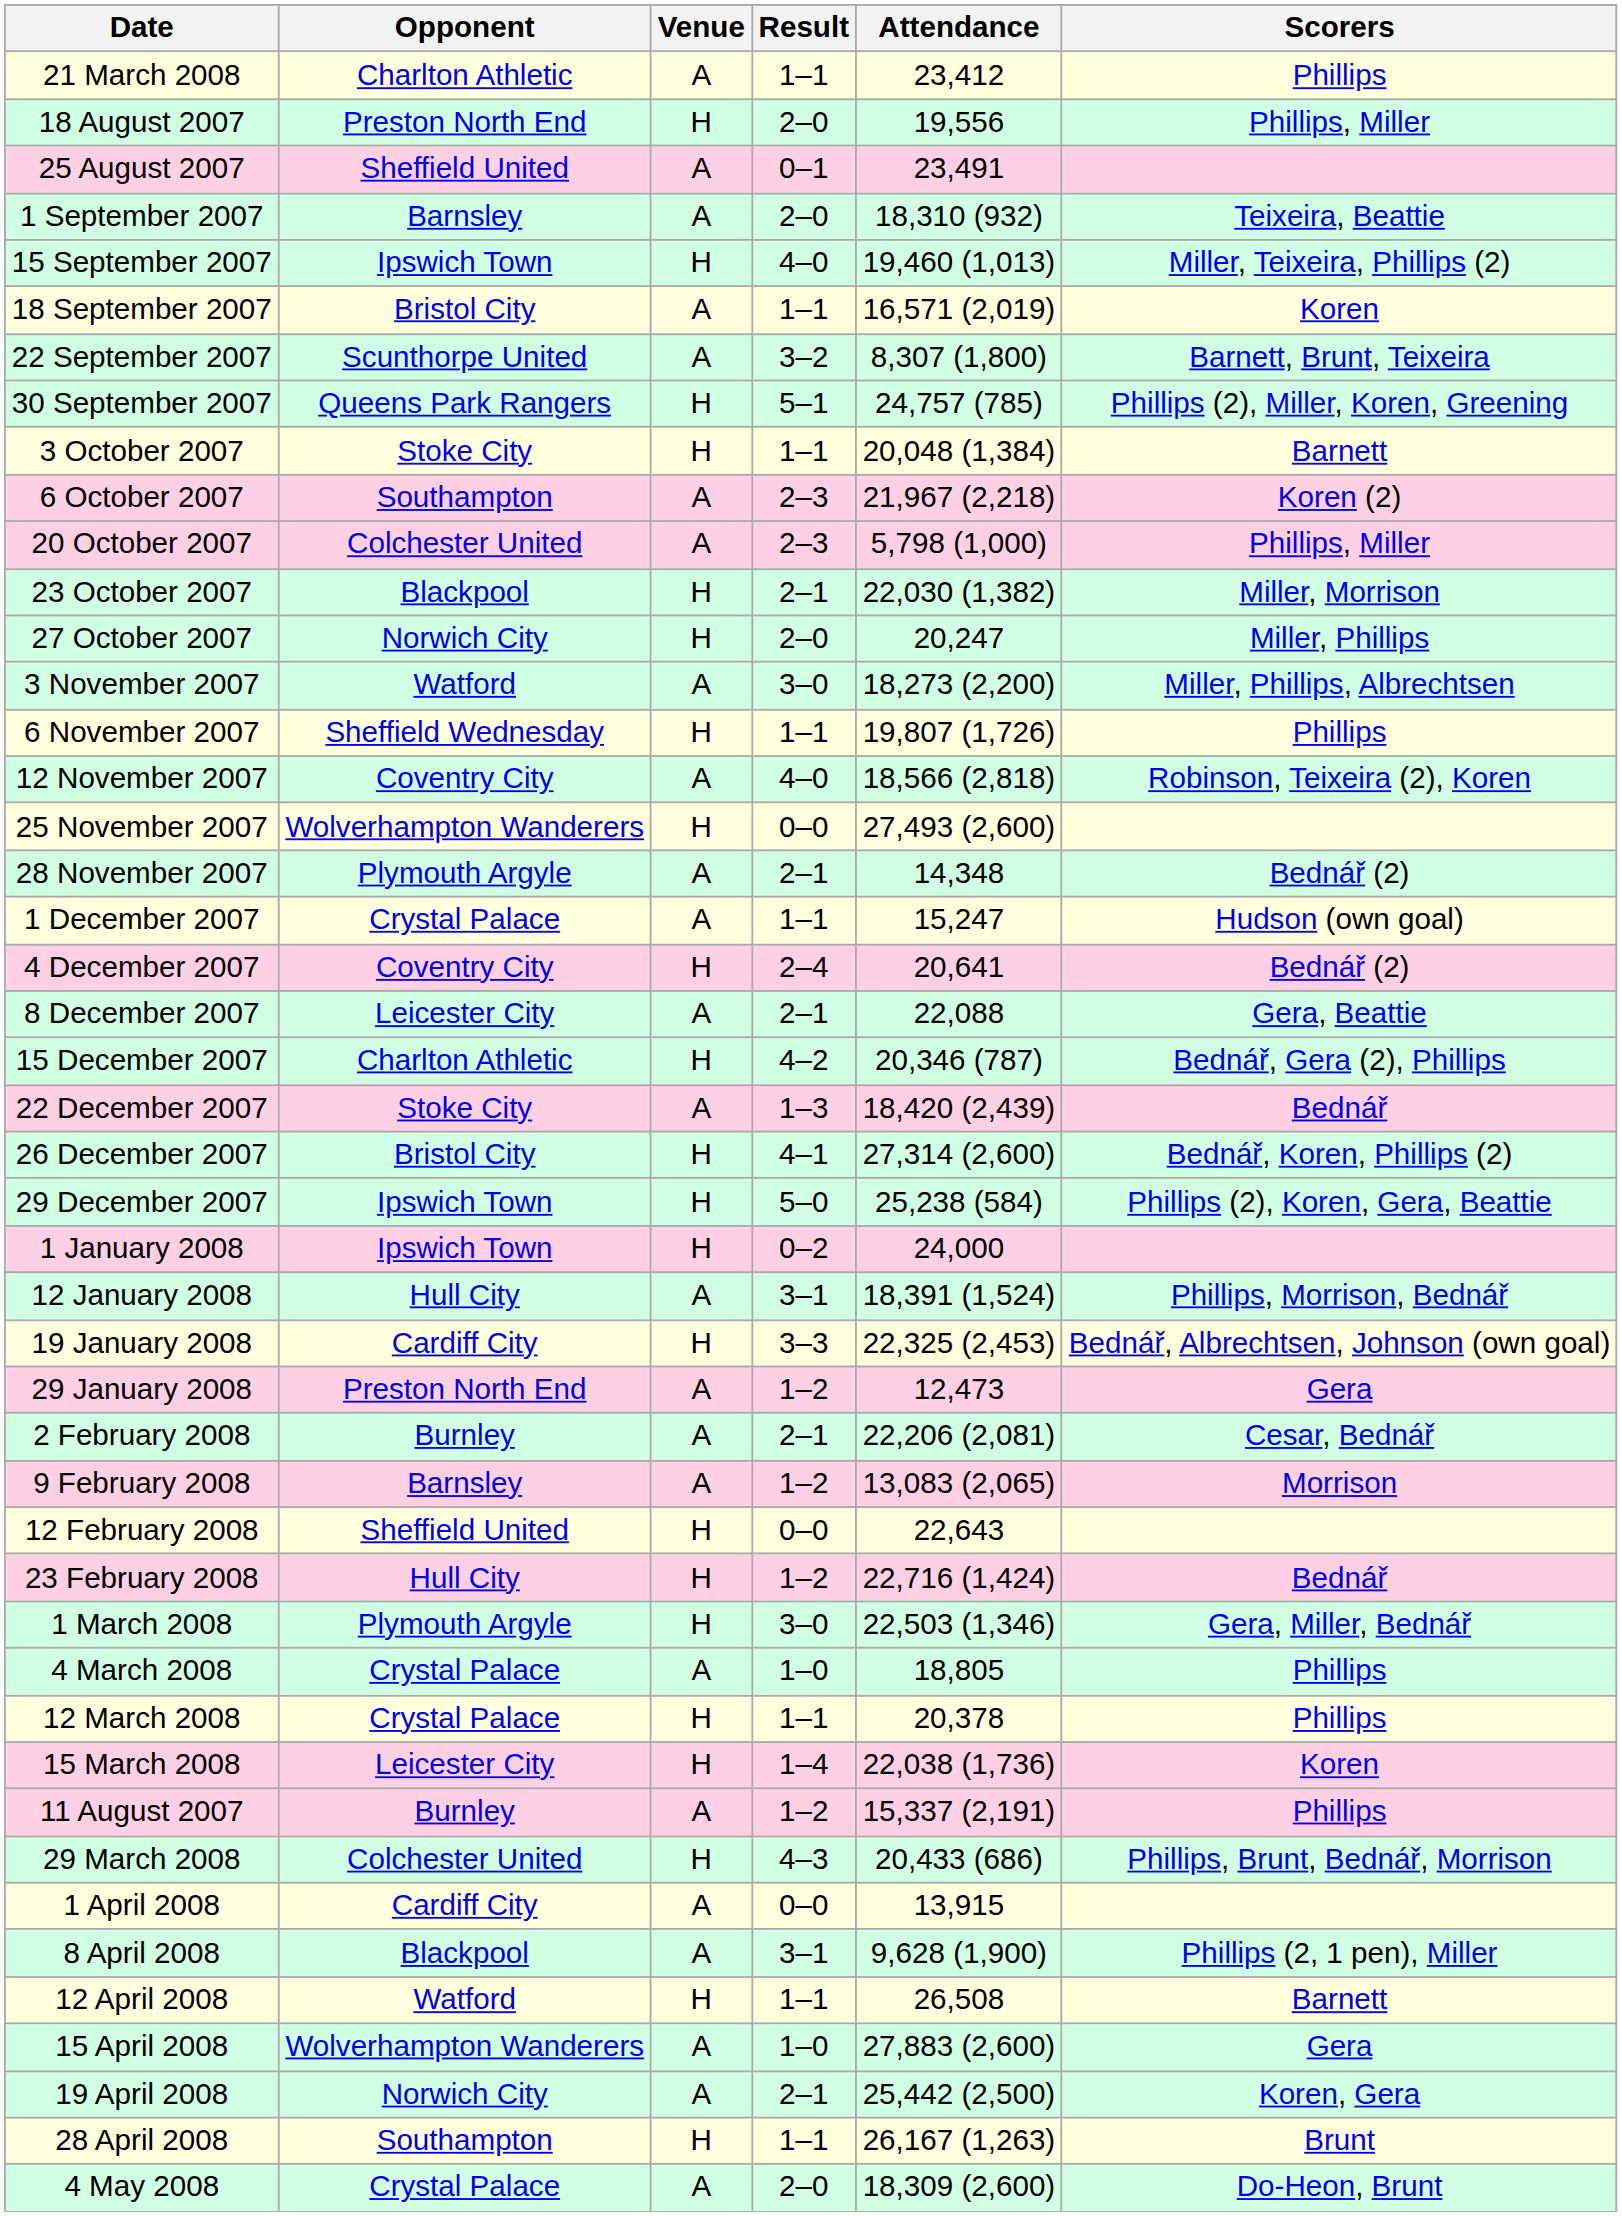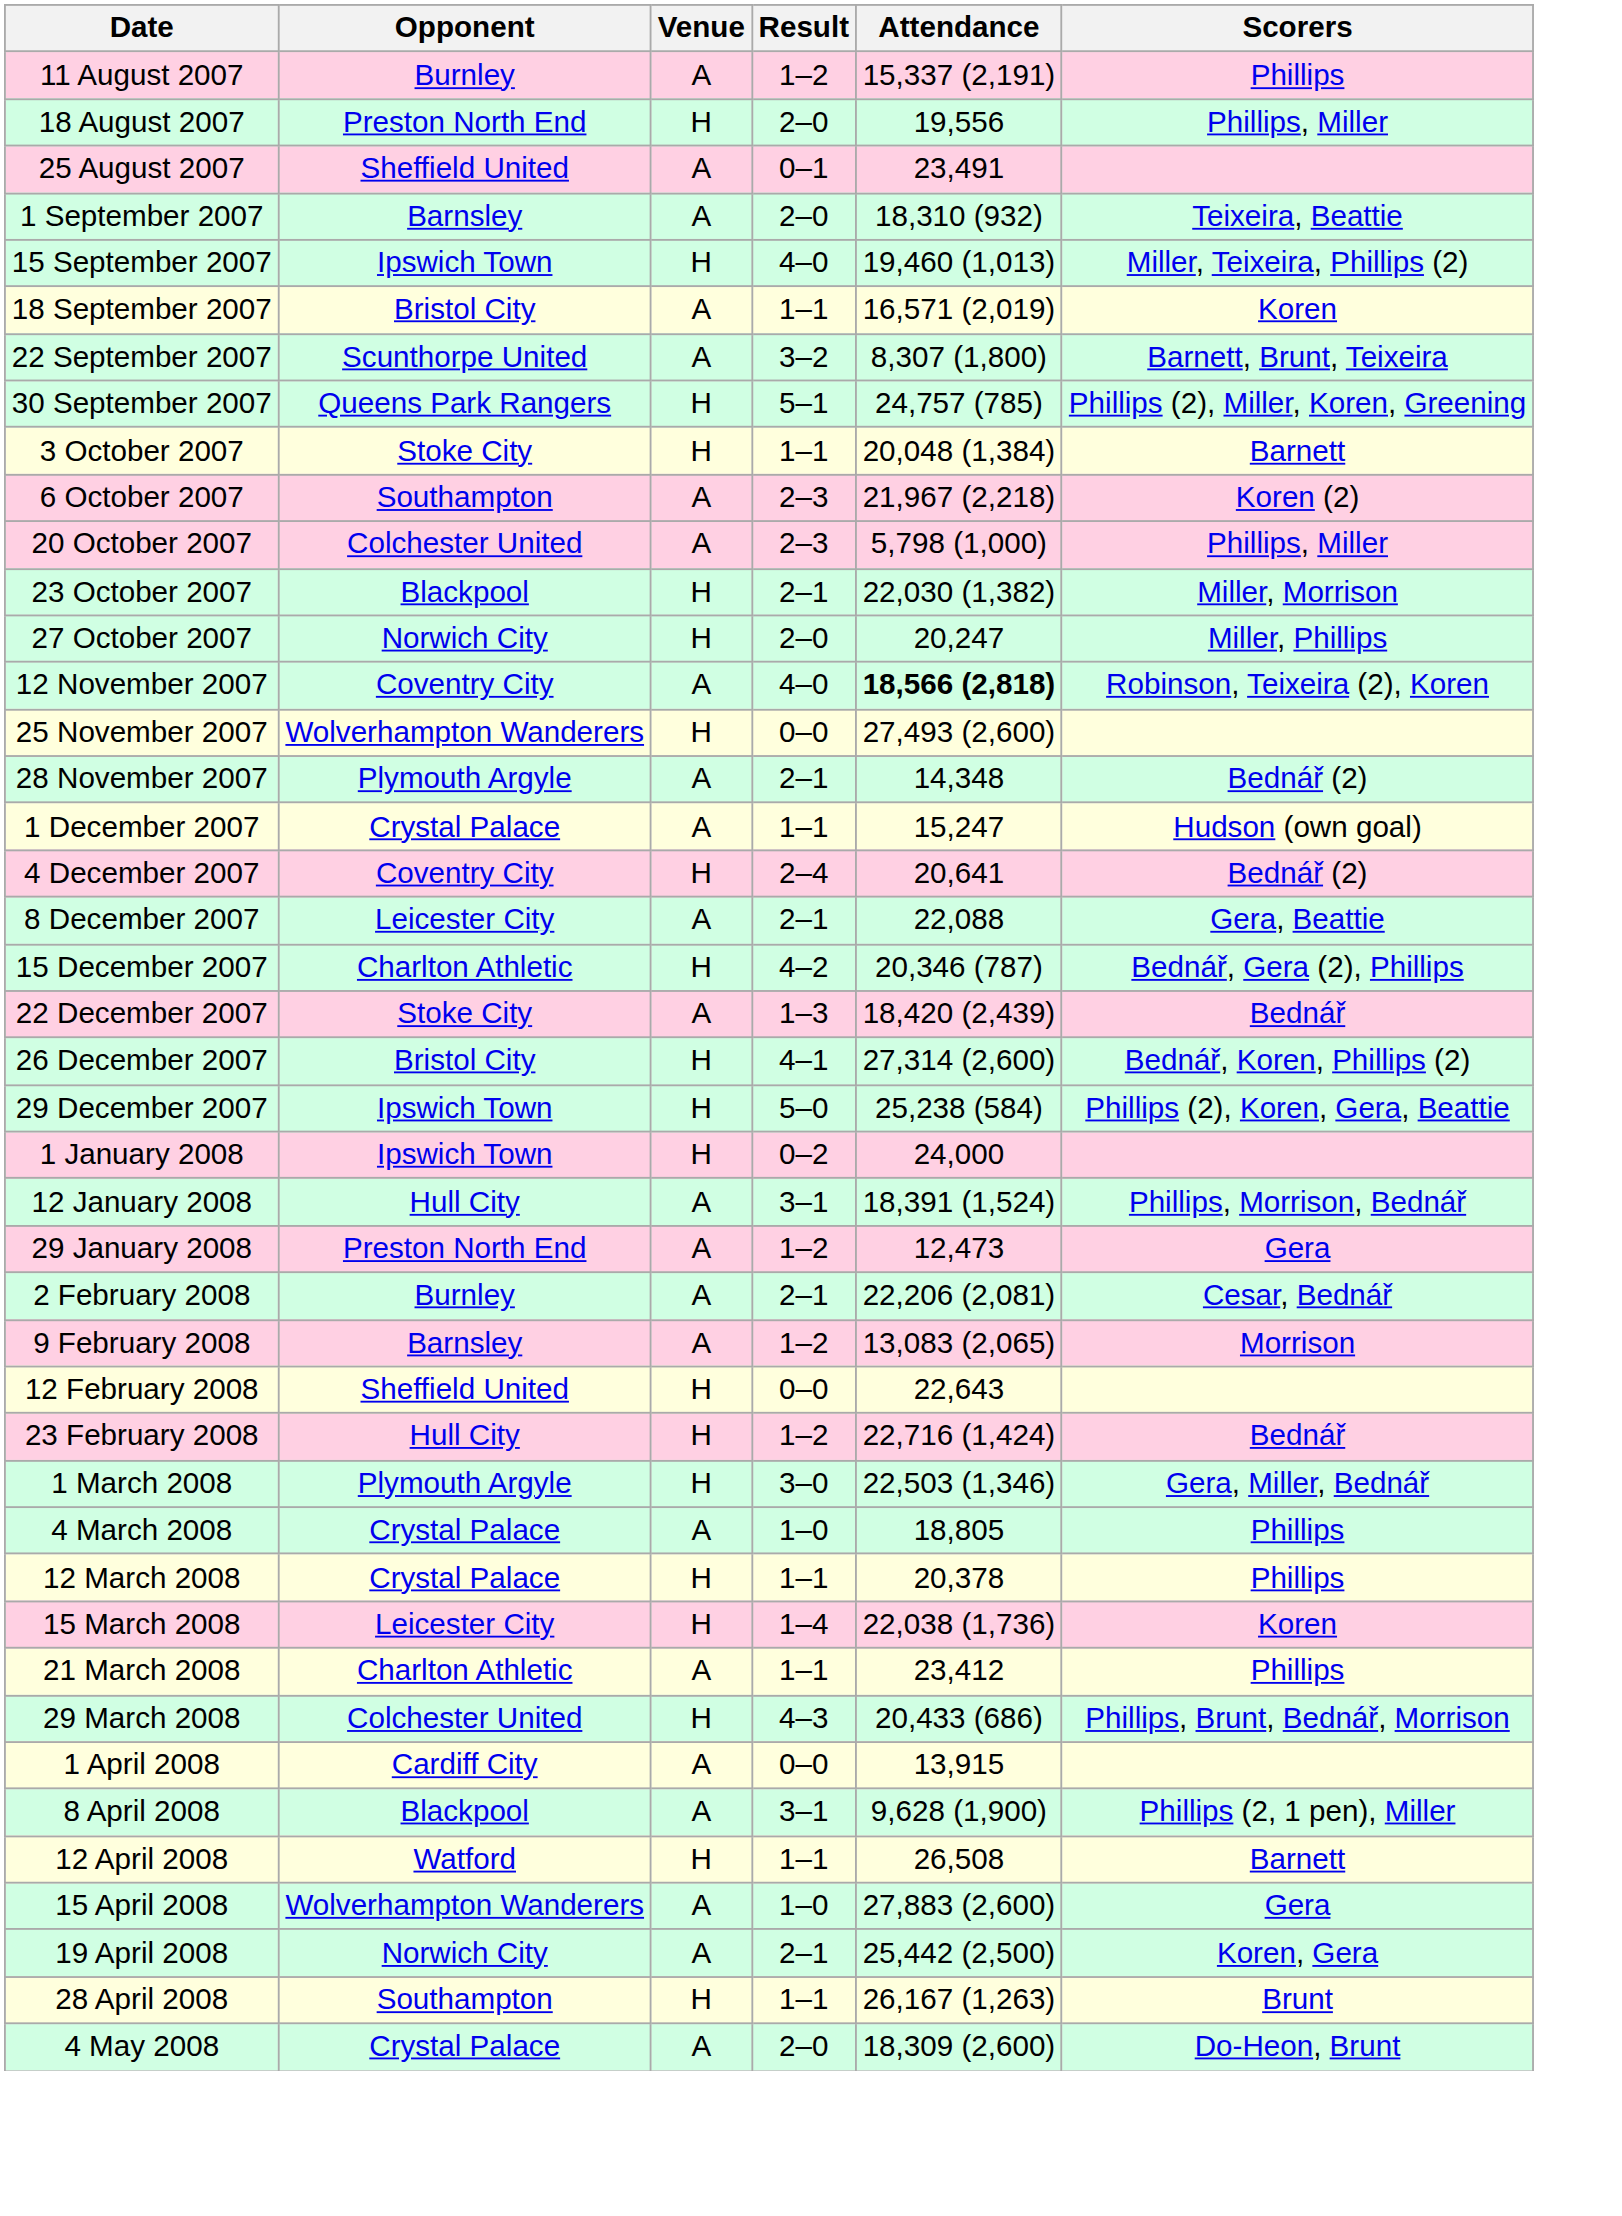rows swapped: (142, 1811) <-> (142, 74)
- row: (142, 685)
- row: (142, 732)
(959, 779) normal -> (959, 685) bold
- row: (142, 1342)
